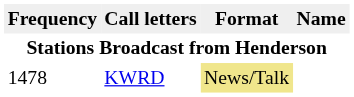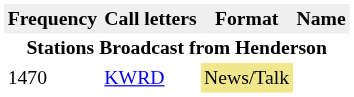(27, 77) 1478 -> (27, 77) 1470
